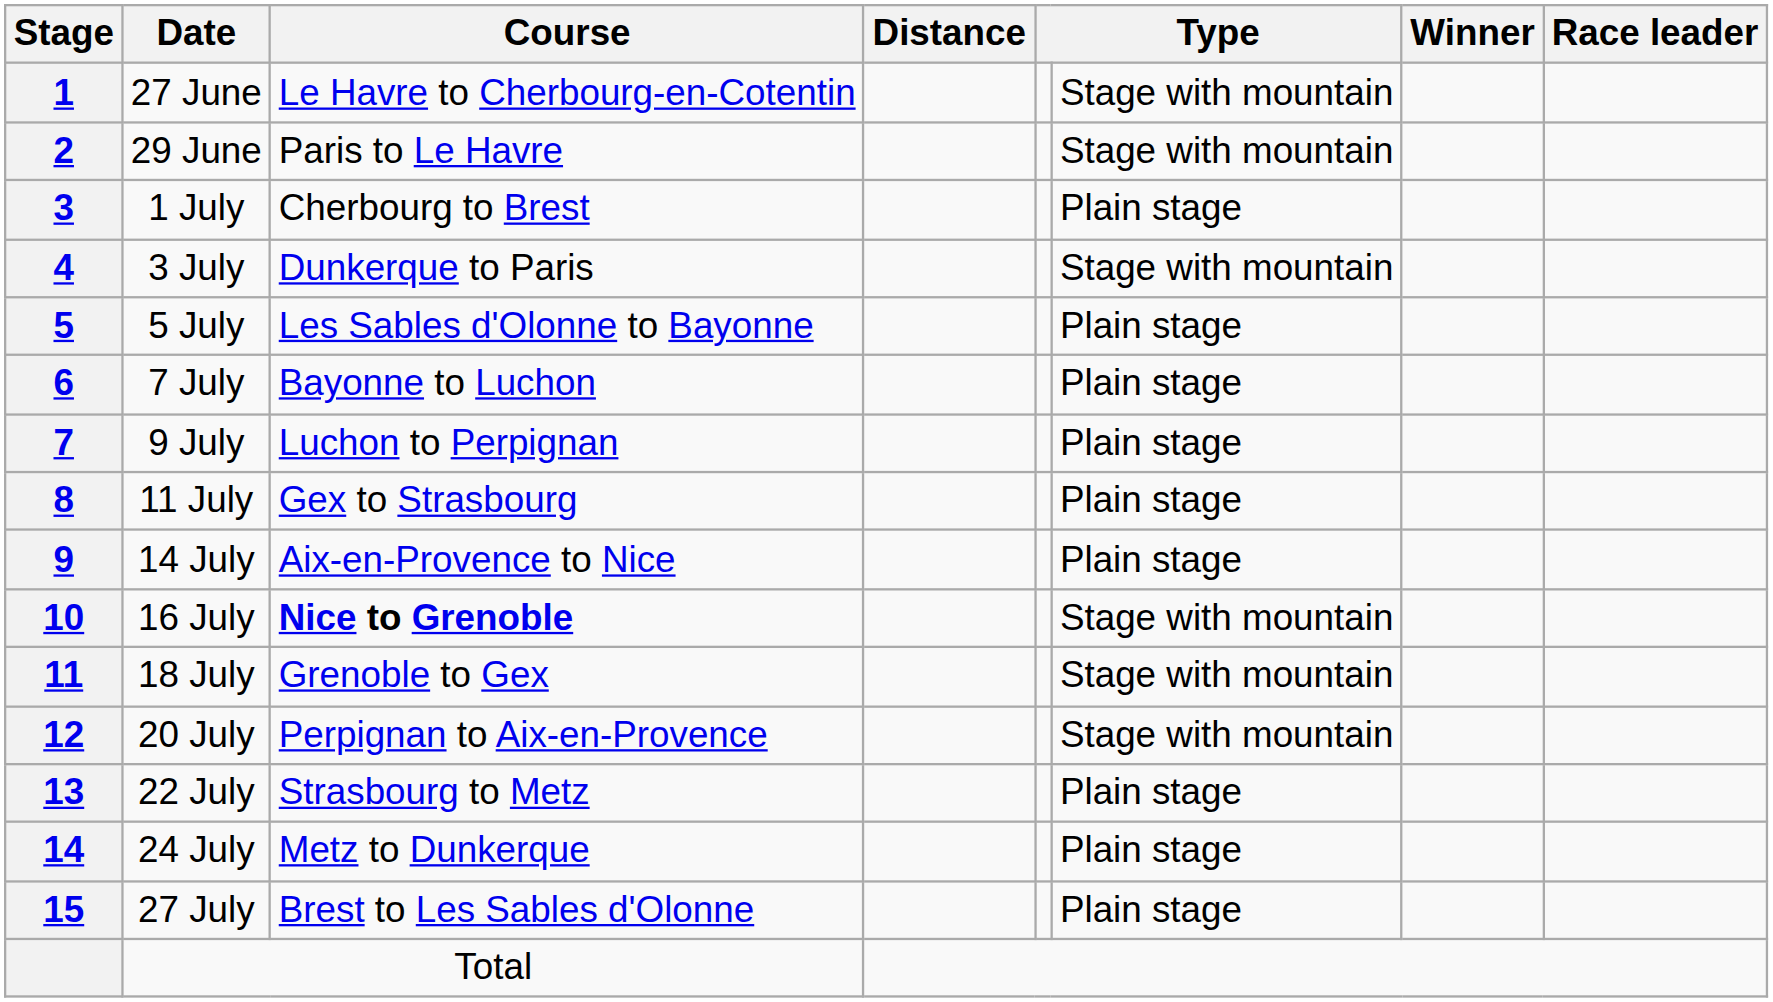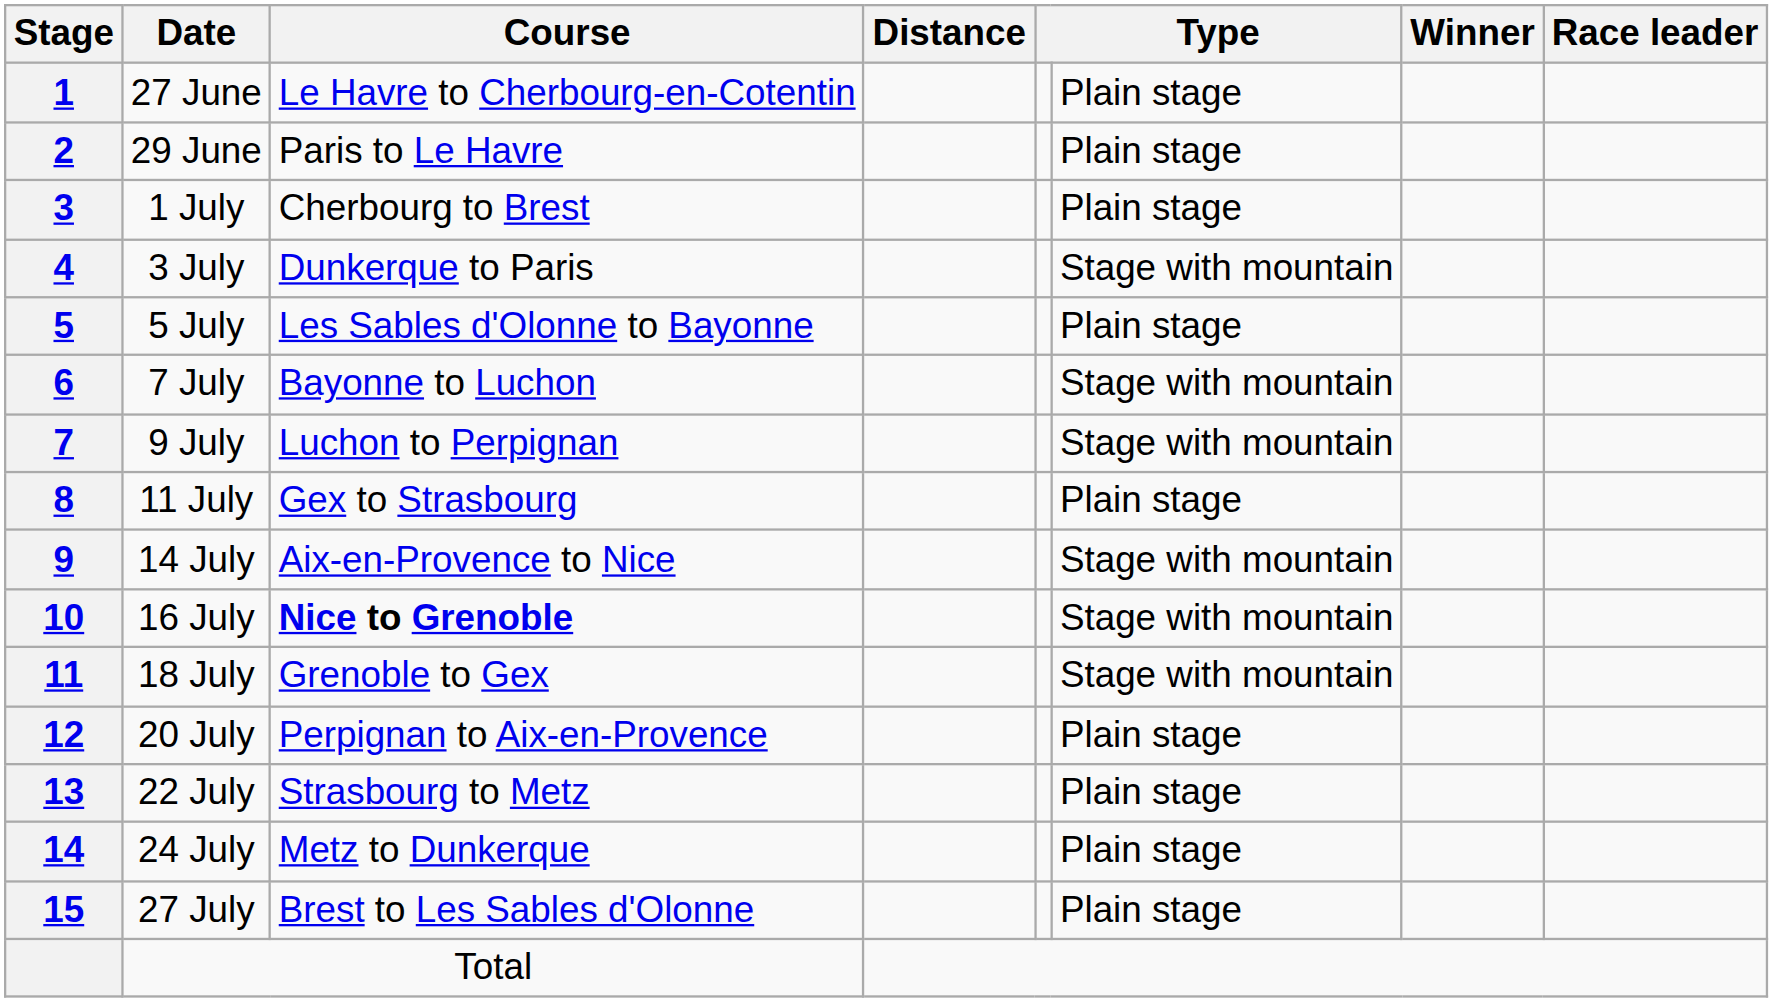(1227, 92) Stage with mountain -> (1151, 92) Plain stage
(1227, 150) Stage with mountain -> (1151, 150) Plain stage
(1151, 383) Plain stage -> (1227, 383) Stage with mountain
(1151, 442) Plain stage -> (1227, 442) Stage with mountain
(1151, 558) Plain stage -> (1227, 558) Stage with mountain
(1227, 734) Stage with mountain -> (1151, 734) Plain stage
